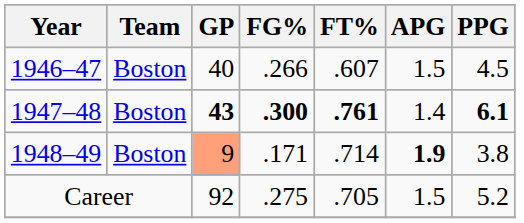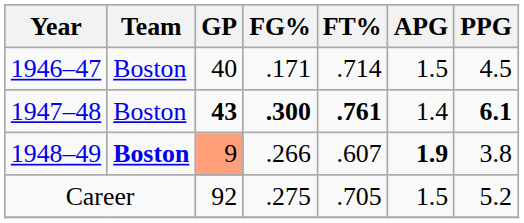(285, 68) .266 -> (288, 68) .171
(356, 68) .607 -> (359, 68) .714
(150, 153) normal -> (151, 153) bold
(285, 153) .171 -> (288, 153) .266
(356, 153) .714 -> (359, 153) .607
